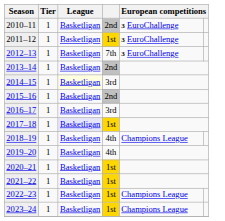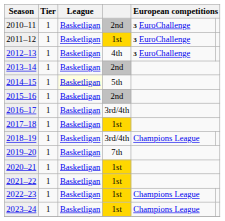(111, 53) 7th -> (117, 53) 4th
(111, 81) 3rd -> (117, 81) 5th
(111, 110) 3rd -> (117, 110) 3rd/4th
(80, 124) lavender background -> (80, 124) no background
(111, 138) 4th -> (117, 138) 3rd/4th
(111, 152) 4th -> (117, 152) 7th
